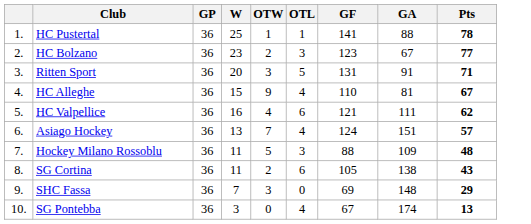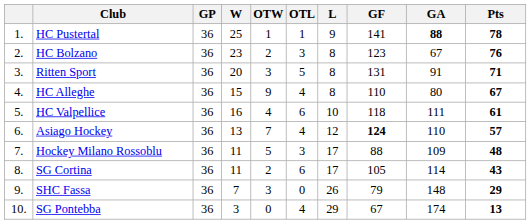+ column: (332, 14)
(407, 33) normal -> (436, 33) bold
(467, 53) 77 -> (496, 53) 76
(407, 92) 81 -> (436, 92) 80
(348, 111) 121 -> (376, 111) 118
(467, 111) 62 -> (496, 111) 61
(348, 131) normal -> (376, 131) bold
(407, 131) 151 -> (436, 131) 110
(407, 170) 138 -> (436, 170) 114
(348, 190) 69 -> (376, 190) 79
